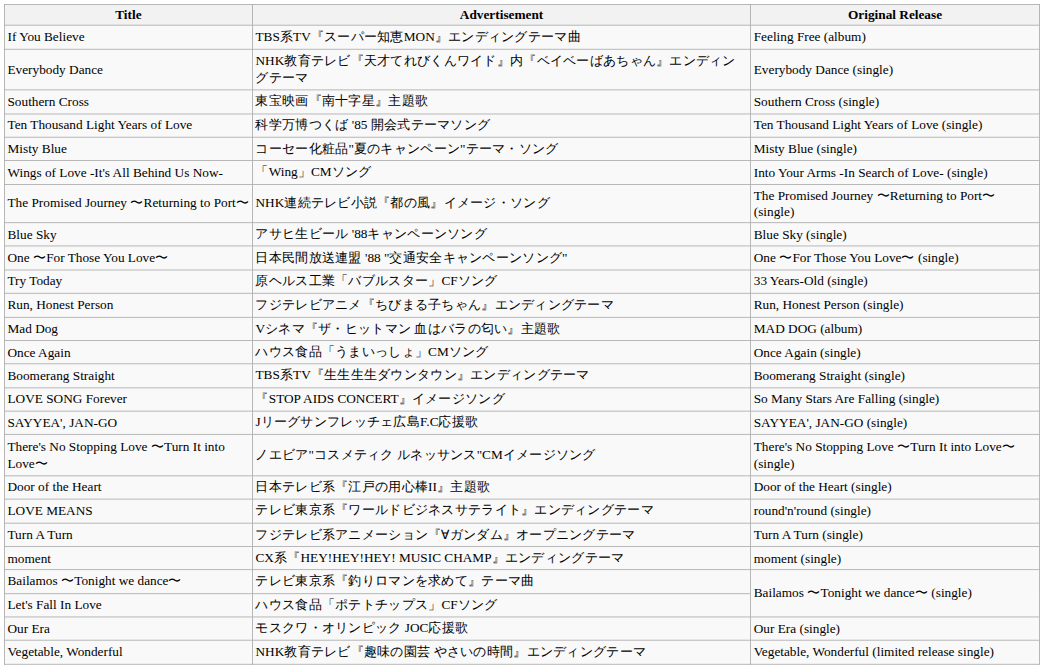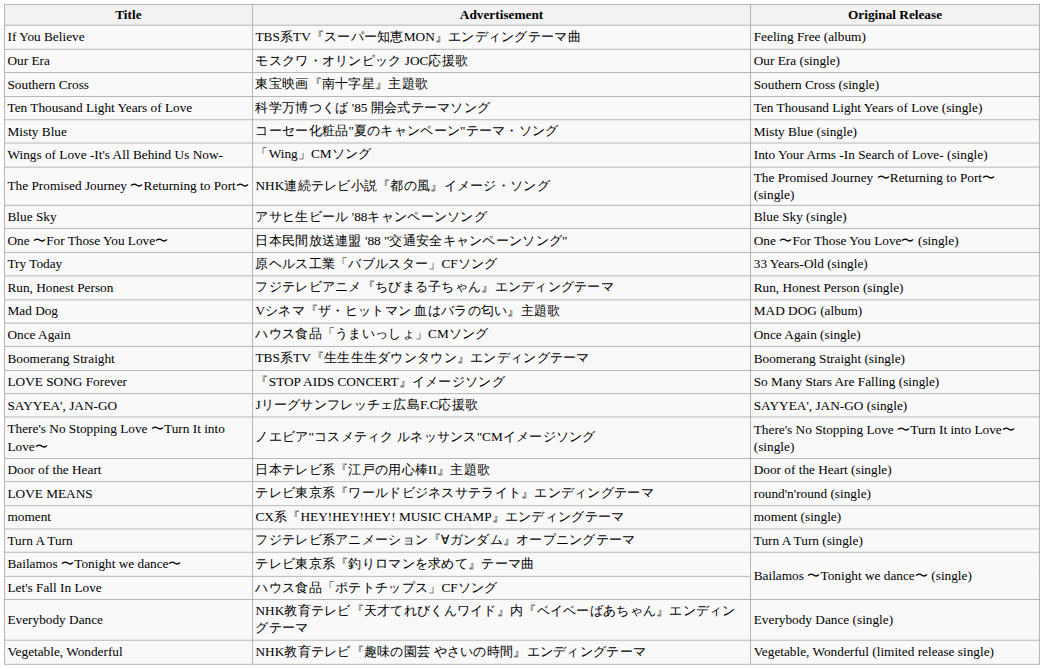rows swapped: (29, 628) <-> (55, 69)
rows swapped: (29, 558) <-> (40, 534)
